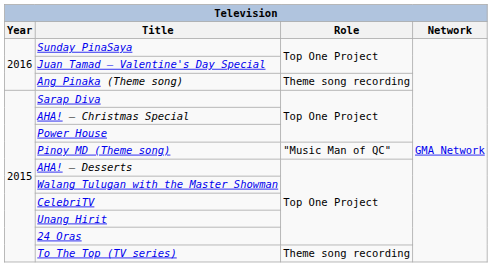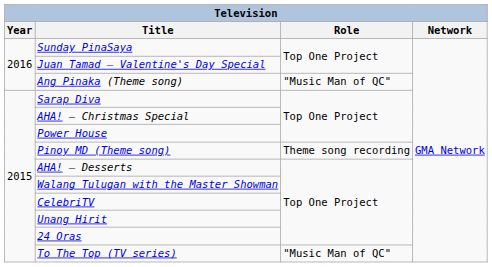(347, 82) Theme song recording -> (337, 82) "Music Man of QC"
(337, 150) "Music Man of QC" -> (347, 150) Theme song recording
(347, 253) Theme song recording -> (337, 253) "Music Man of QC"
